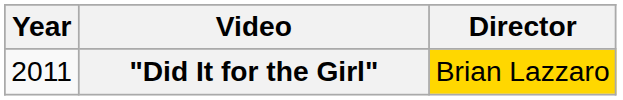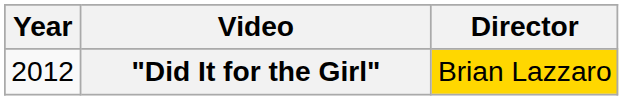(42, 71) 2011 -> (43, 71) 2012
